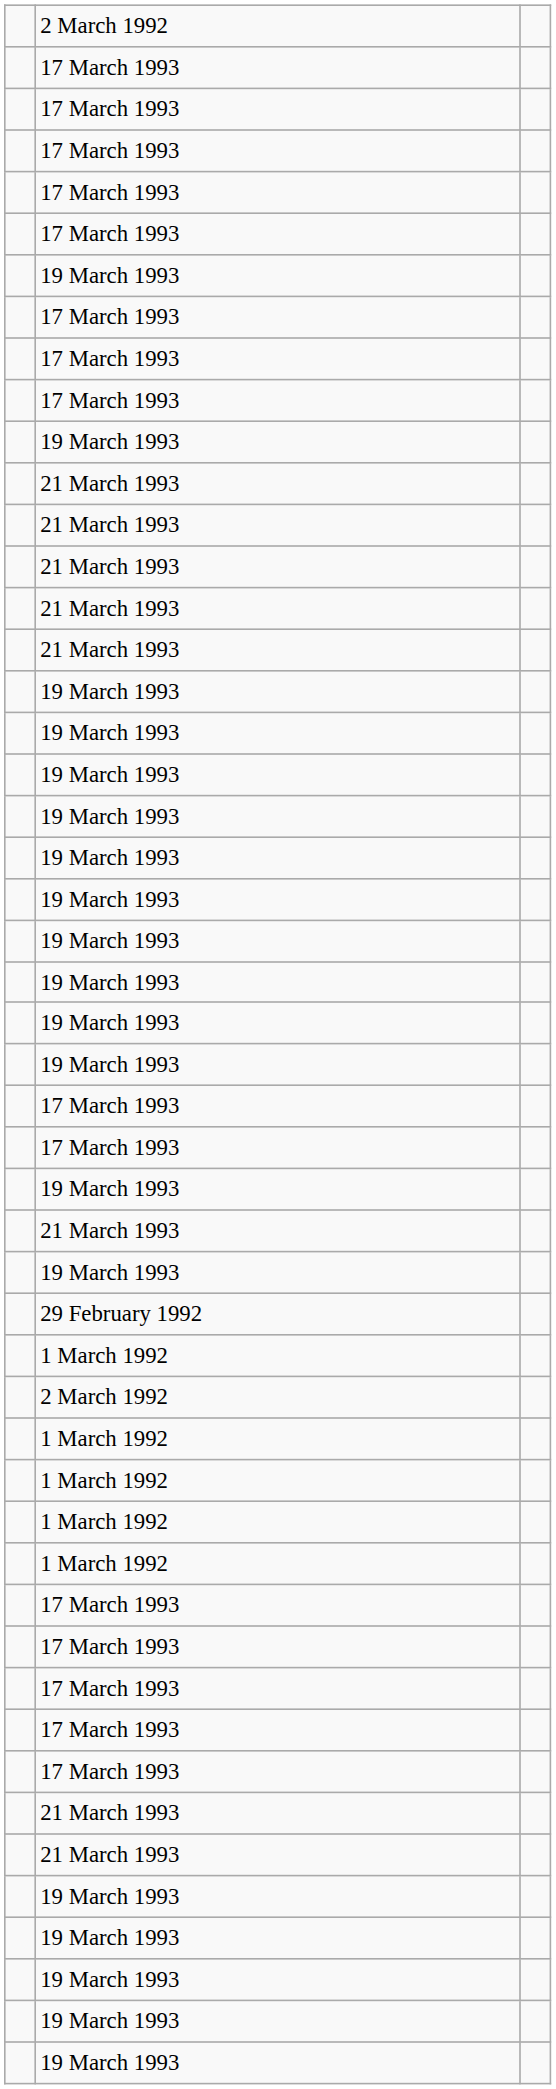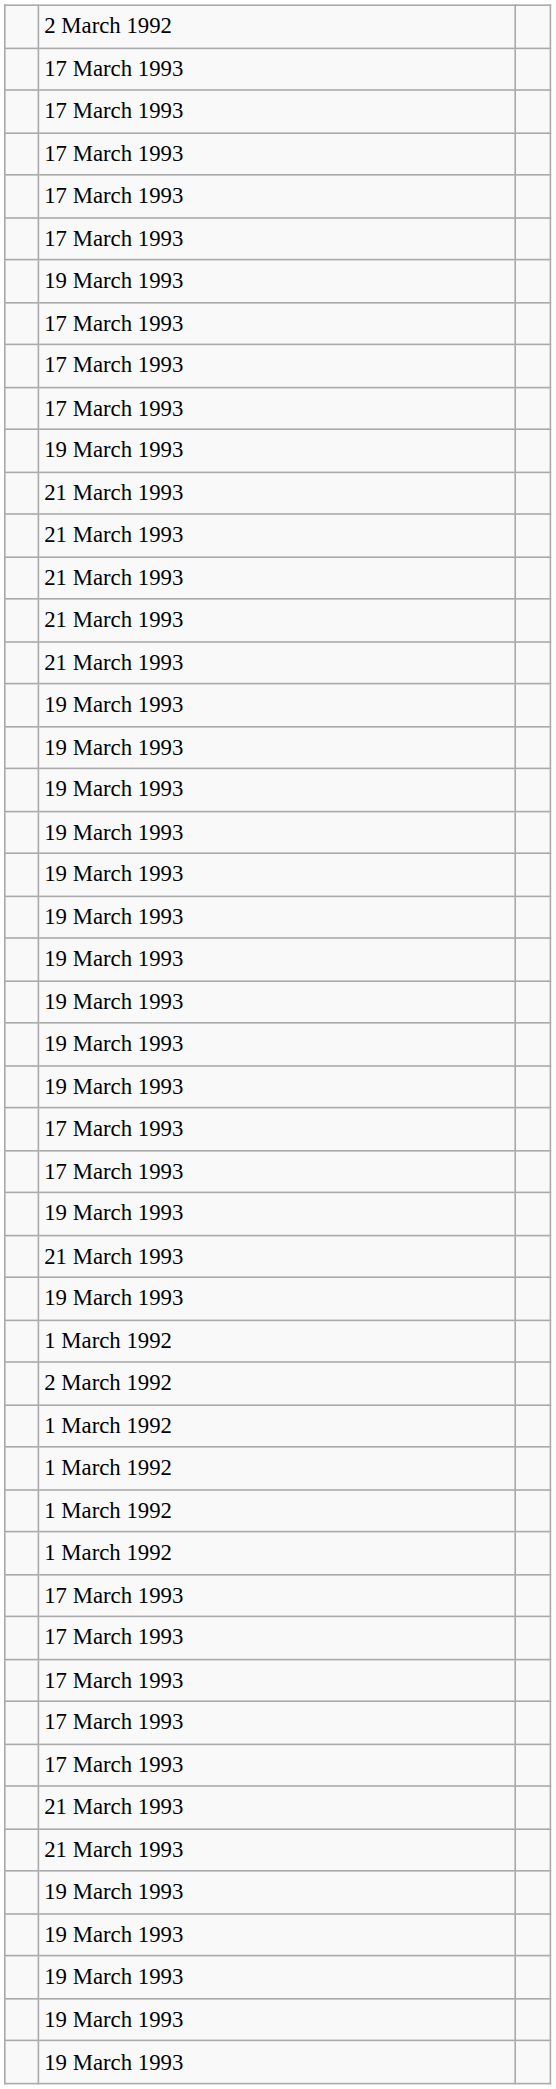- row: (20, 1314)
